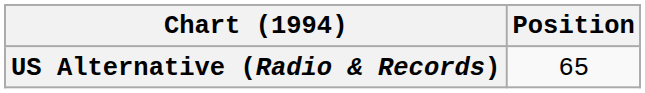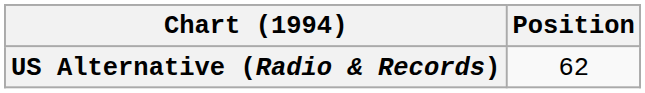(574, 67) 65 -> (574, 67) 62
